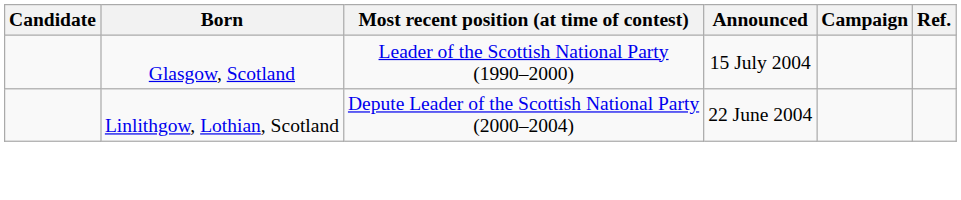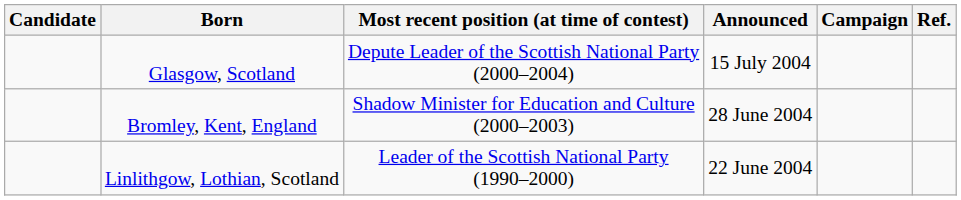(524, 61) Leader of the Scottish National Party (1990–2000) -> (524, 61) Depute Leader of the Scottish National Party (2000–2004)
+ row: (222, 125)
(524, 114) Depute Leader of the Scottish National Party (2000–2004) -> (524, 167) Leader of the Scottish National Party (1990–2000)
